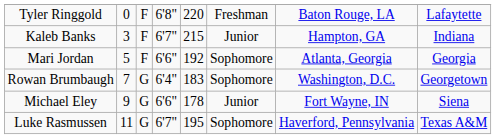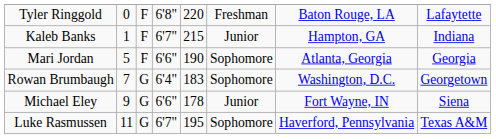(127, 36) 3 -> (127, 36) 1
(194, 58) 192 -> (194, 58) 190
